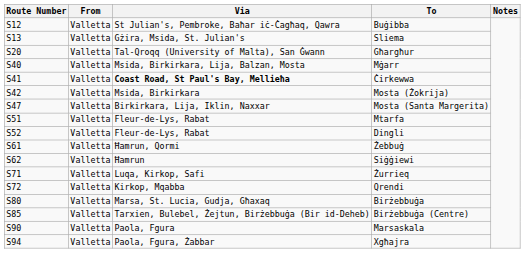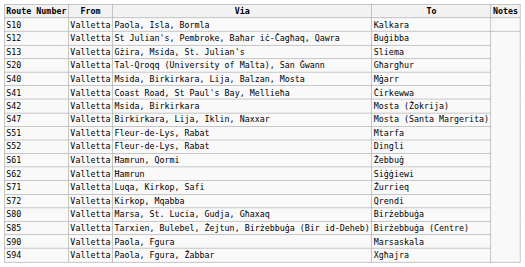+ row: (391, 25)
(202, 79) bold -> (202, 92) normal
